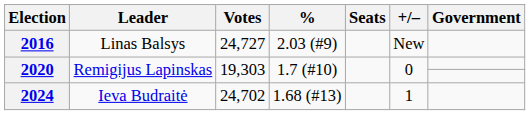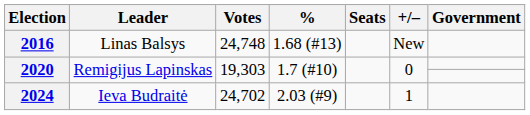(243, 43) 24,727 -> (243, 43) 24,748
(307, 43) 2.03 (#9) -> (307, 43) 1.68 (#13)
(307, 95) 1.68 (#13) -> (307, 95) 2.03 (#9)
